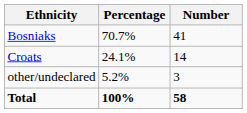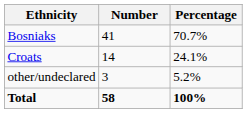columns swapped: (206, 14) <-> (134, 14)
